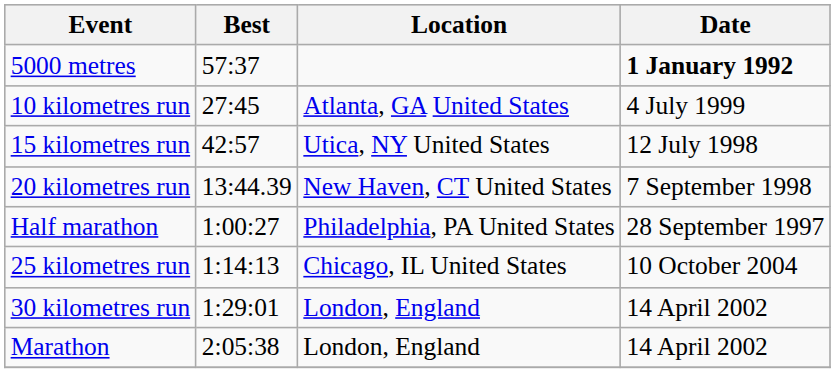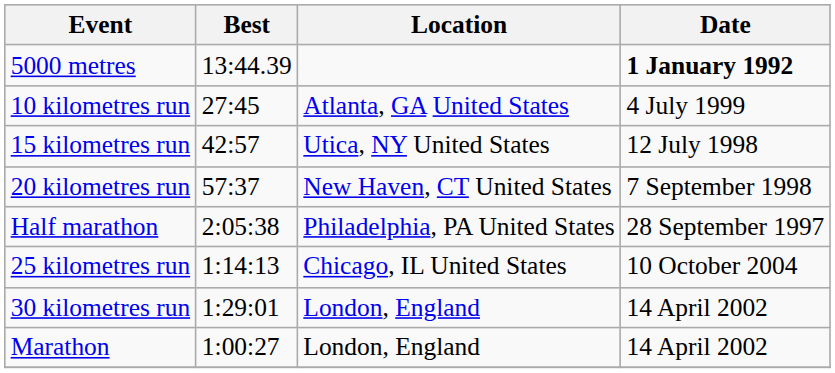(231, 65) 57:37 -> (247, 65) 13:44.39
(247, 186) 13:44.39 -> (231, 186) 57:37
(241, 226) 1:00:27 -> (241, 226) 2:05:38
(241, 347) 2:05:38 -> (241, 347) 1:00:27
